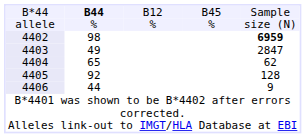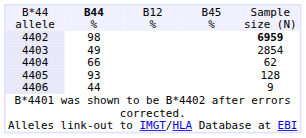(270, 50) 2847 -> (270, 50) 2854
(94, 62) 65 -> (94, 62) 66
(94, 75) 92 -> (94, 75) 93
